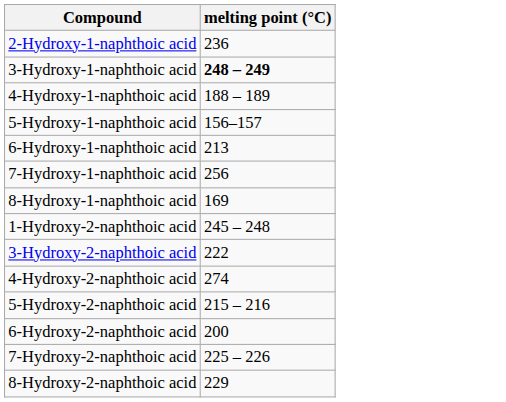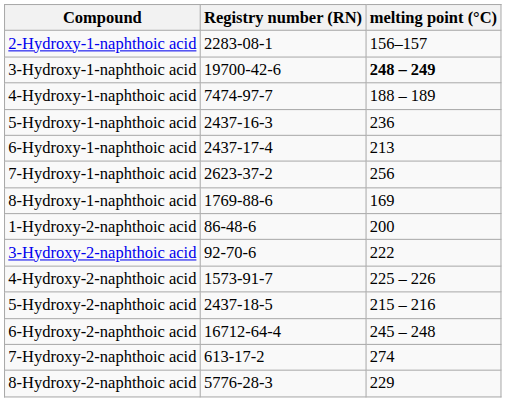+ column: (283, 17)
(216, 43) 236 -> (399, 43) 156–157
(233, 122) 156–157 -> (382, 122) 236
(237, 226) 245 – 248 -> (382, 226) 200
(216, 278) 274 -> (403, 278) 225 – 226
(216, 331) 200 -> (403, 331) 245 – 248
(237, 357) 225 – 226 -> (382, 357) 274
